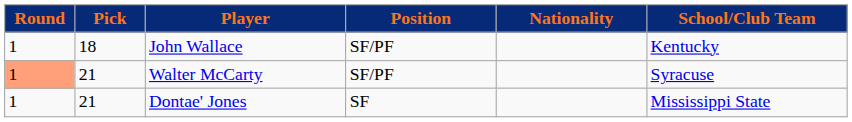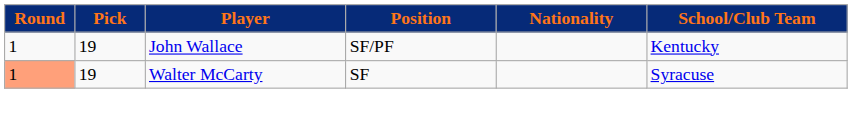(88, 46) 18 -> (88, 46) 19
(88, 74) 21 -> (88, 74) 19
(372, 74) SF/PF -> (359, 74) SF
- row: (198, 102)
